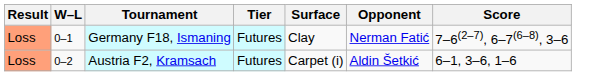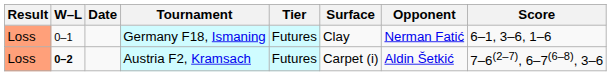+ column: (103, 15)
(502, 37) 7–6(2–7), 6–7(6–8), 3–6 -> (511, 36) 6–1, 3–6, 1–6
(63, 61) normal -> (63, 58) bold
(476, 60) 6–1, 3–6, 1–6 -> (537, 58) 7–6(2–7), 6–7(6–8), 3–6
